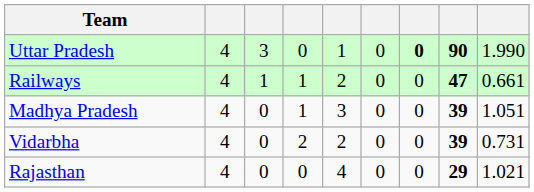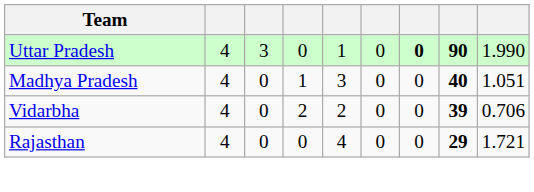- row: (45, 80)
(458, 111) 39 -> (458, 80) 40
(503, 141) 0.731 -> (503, 111) 0.706
(503, 171) 1.021 -> (503, 141) 1.721
